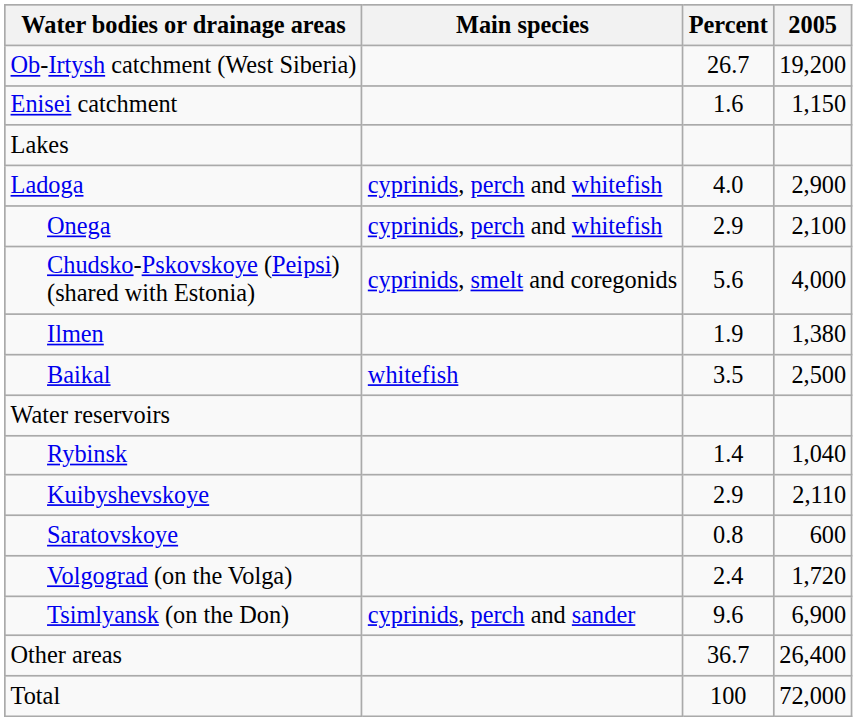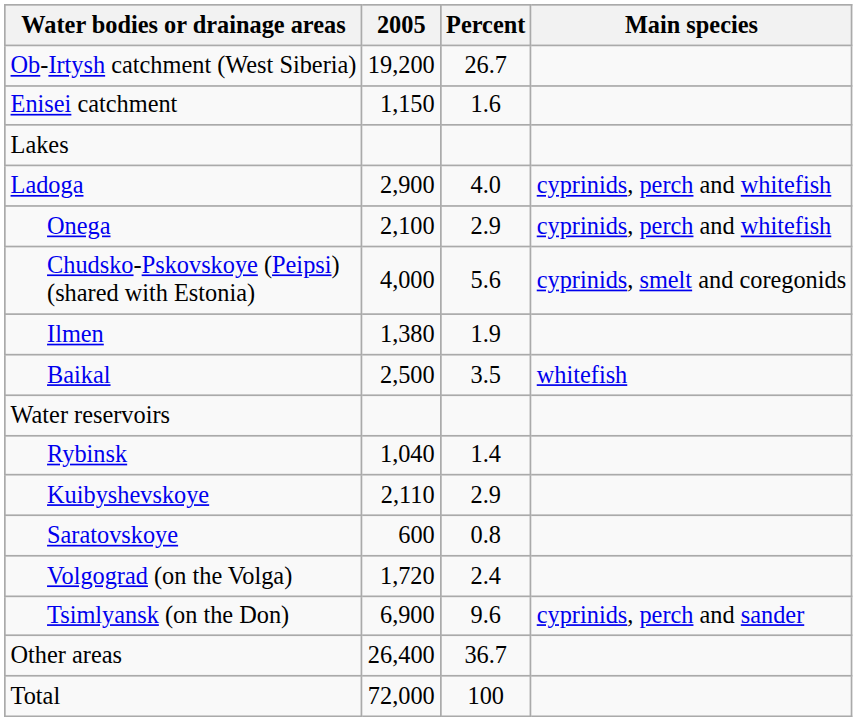columns swapped: (813, 24) <-> (523, 24)
